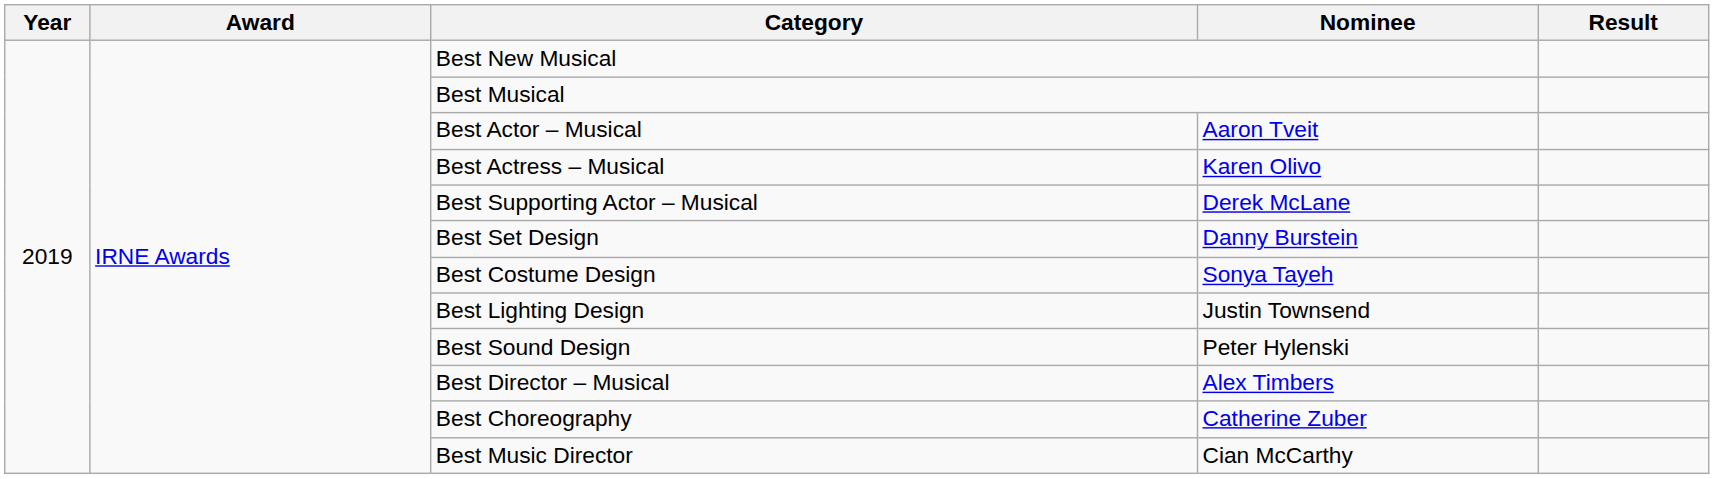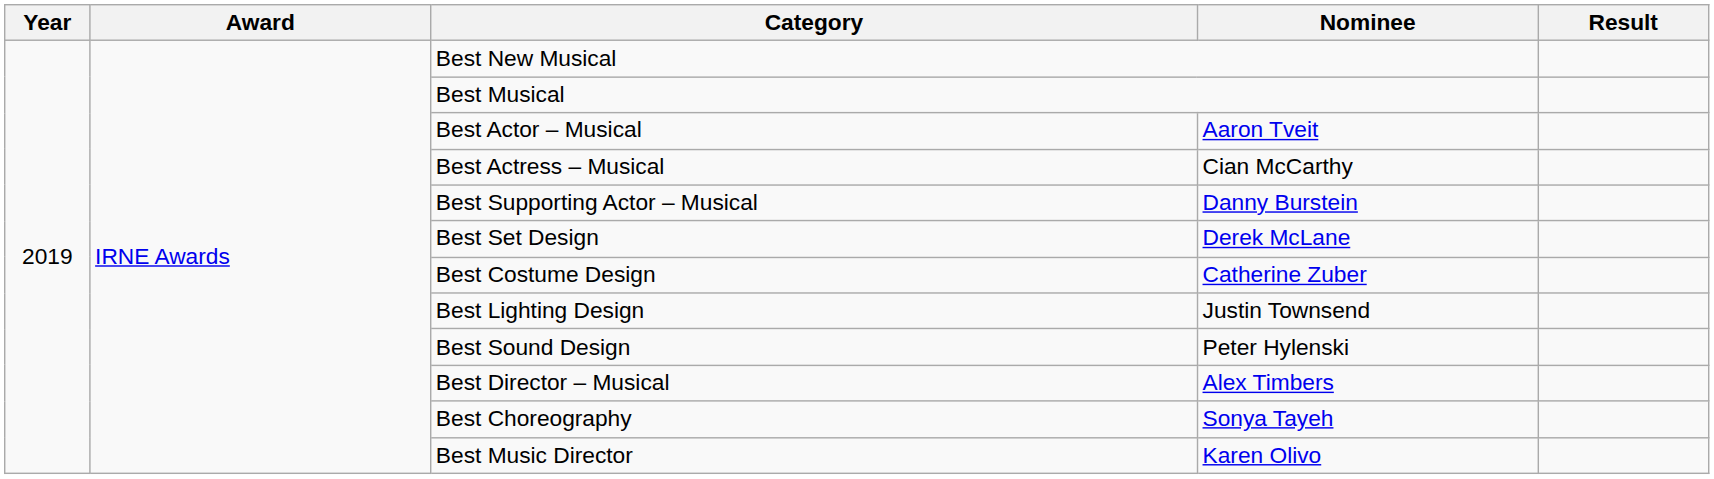(1262, 166) Karen Olivo -> (1278, 166) Cian McCarthy
(1276, 202) Derek McLane -> (1280, 202) Danny Burstein
(1280, 238) Danny Burstein -> (1276, 238) Derek McLane
(1268, 274) Sonya Tayeh -> (1285, 274) Catherine Zuber
(1285, 418) Catherine Zuber -> (1268, 418) Sonya Tayeh
(1278, 454) Cian McCarthy -> (1262, 454) Karen Olivo
